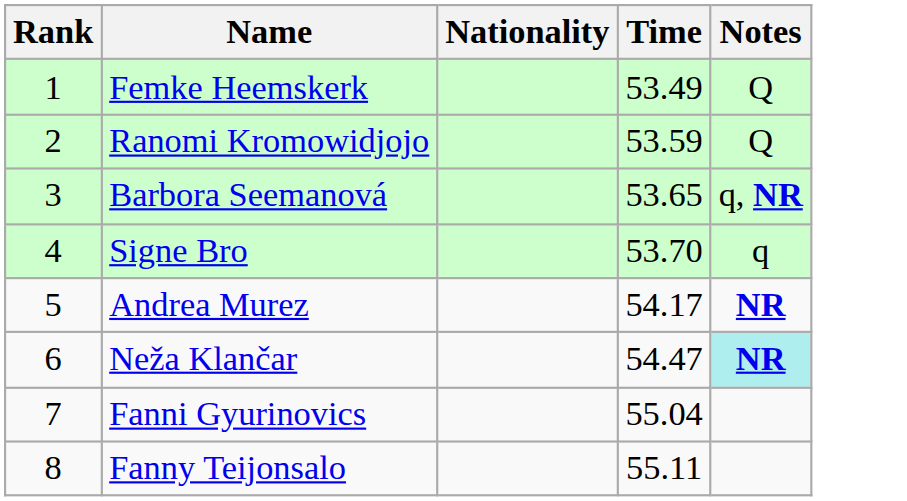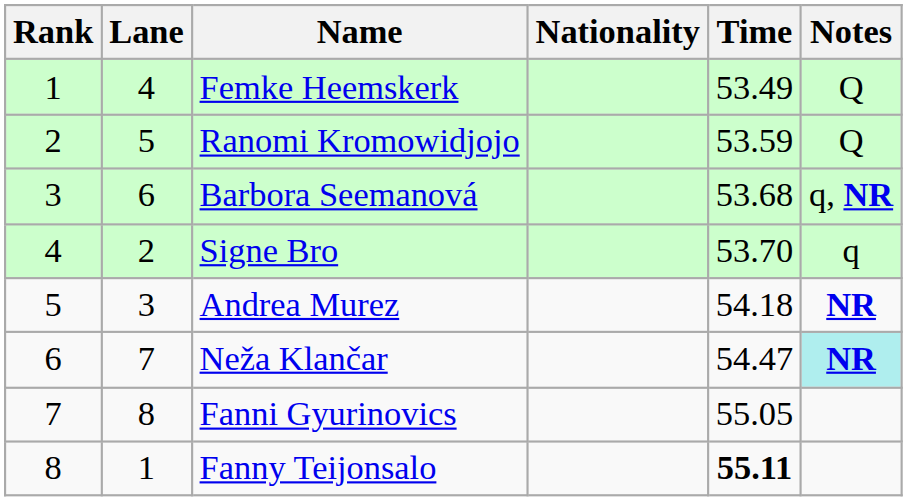+ column: (146, 31)
(664, 195) 53.65 -> (754, 195) 53.68
(664, 304) 54.17 -> (754, 304) 54.18
(664, 413) 55.04 -> (754, 413) 55.05
(664, 468) normal -> (754, 468) bold
